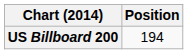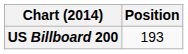(152, 37) 194 -> (152, 37) 193
